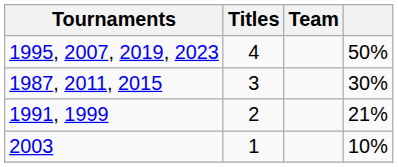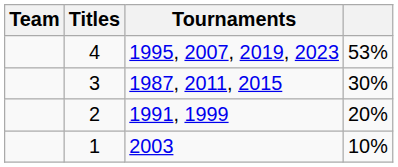columns swapped: (314, 20) <-> (114, 20)
(368, 51) 50% -> (368, 51) 53%
(368, 114) 21% -> (368, 114) 20%
